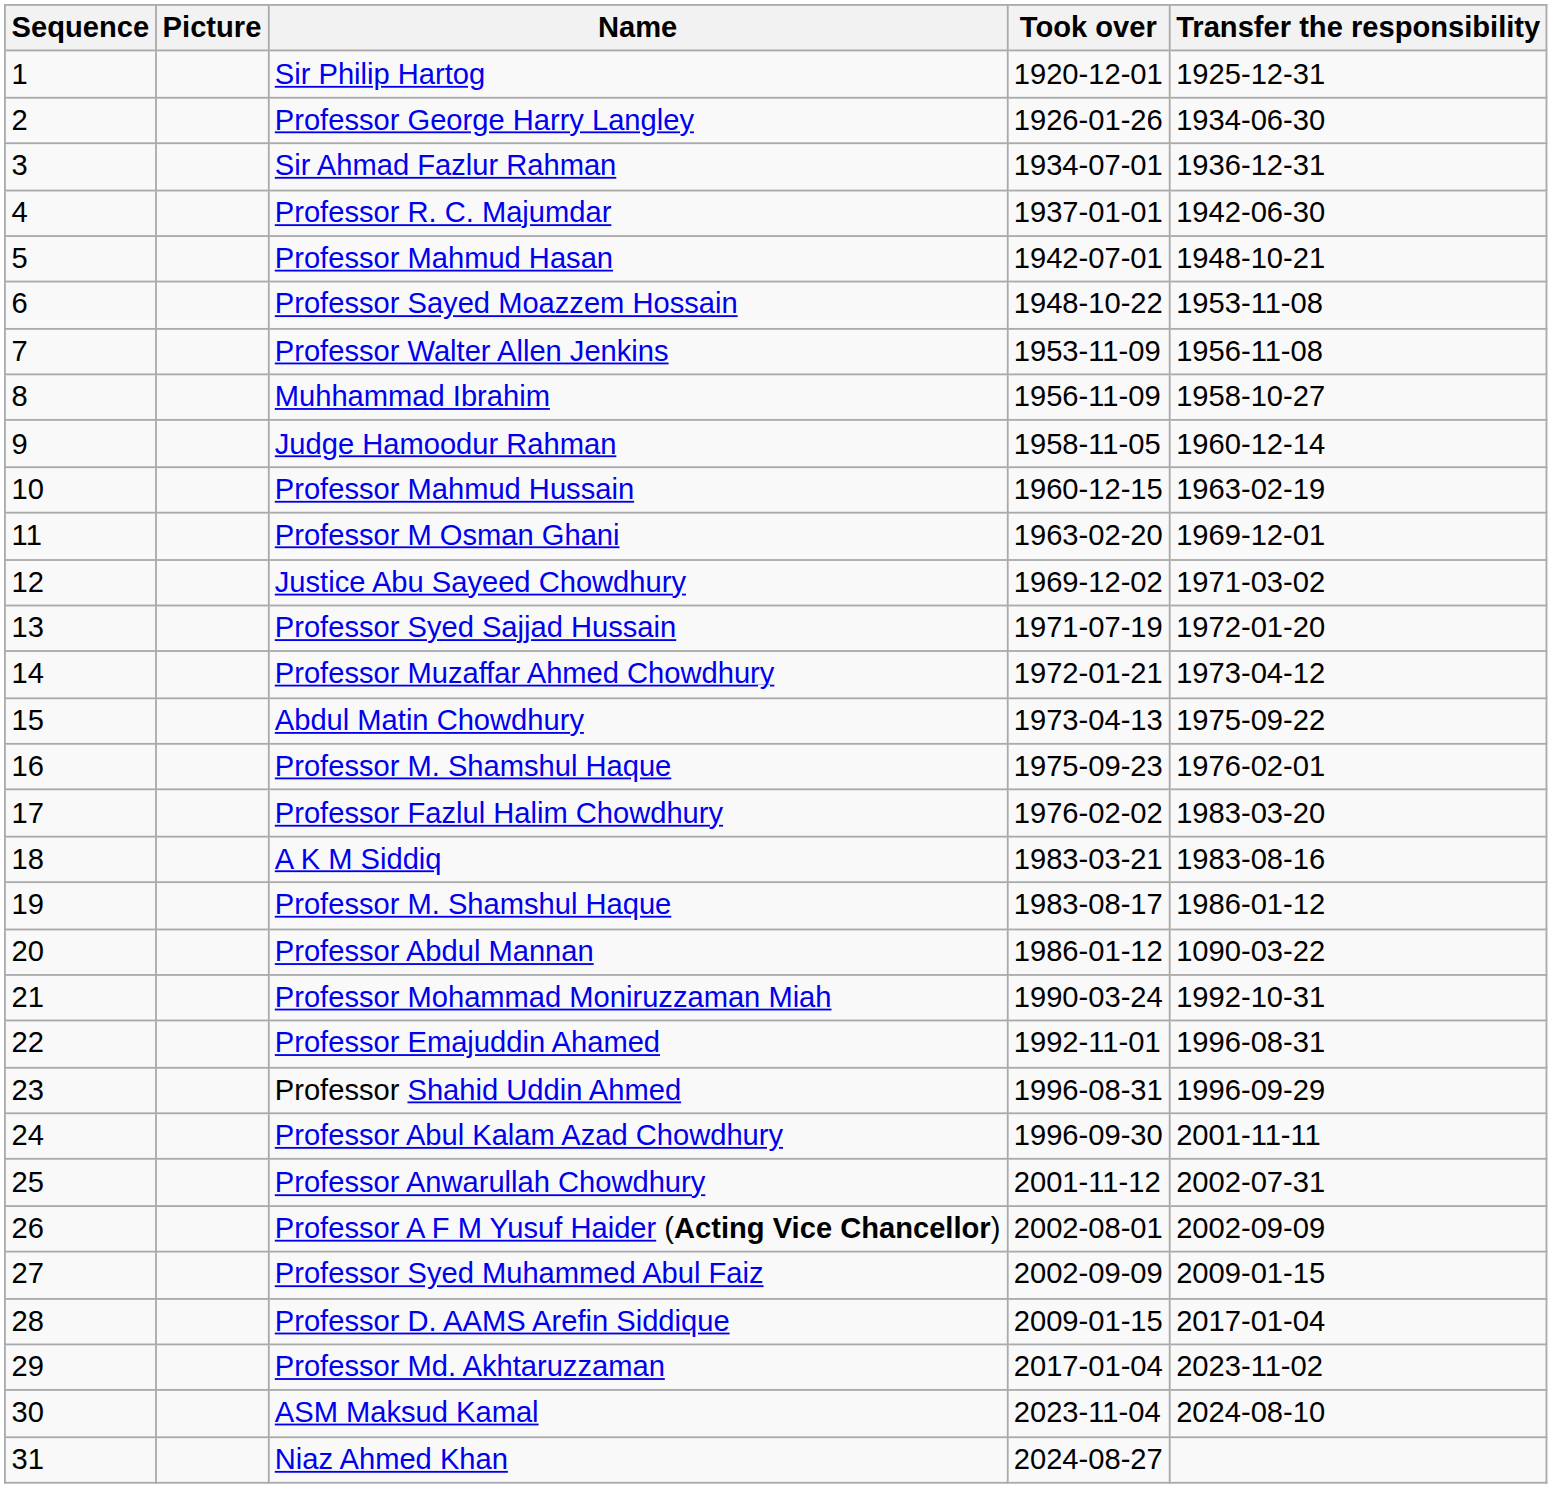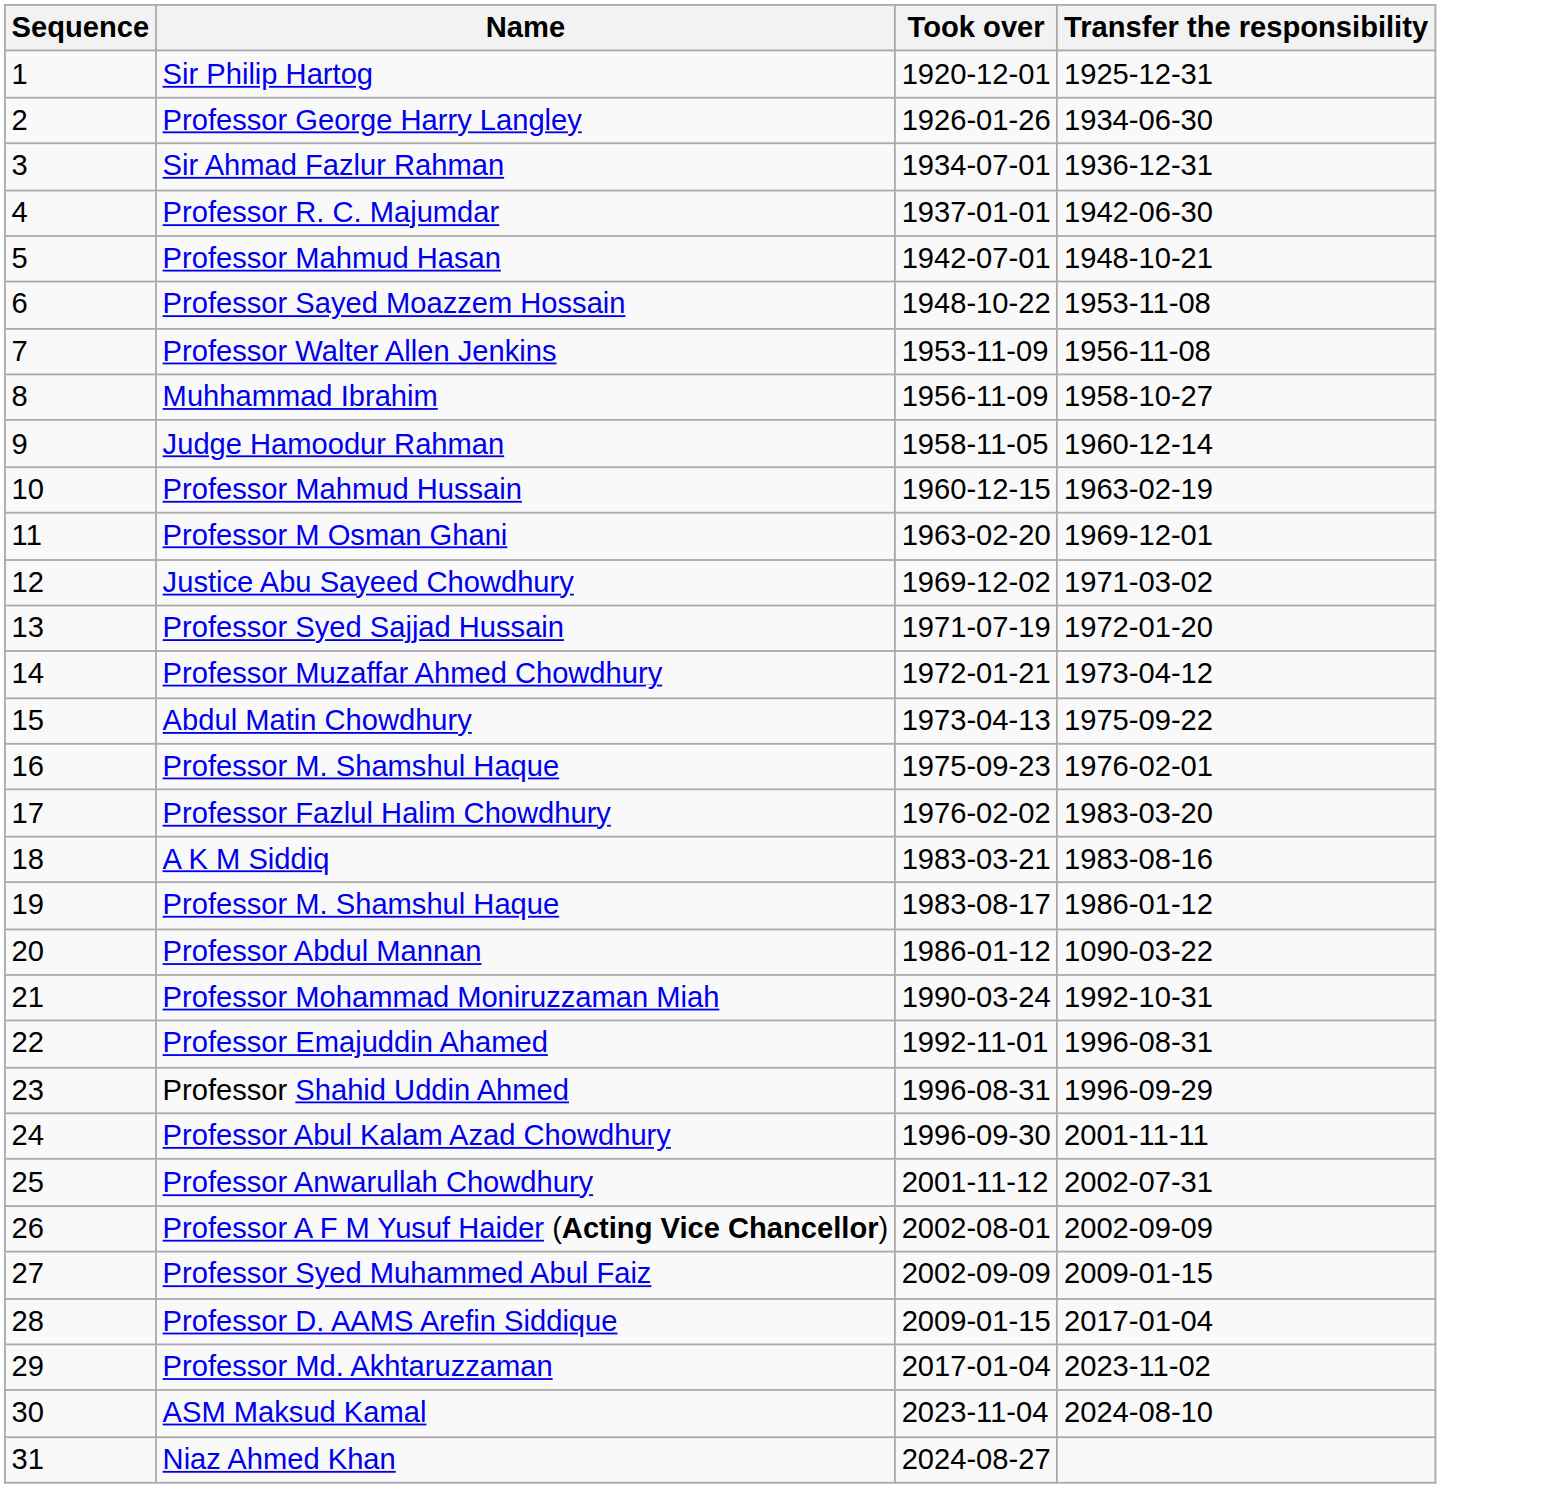- column: (212, 27)
